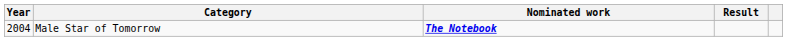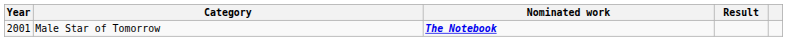(19, 29) 2004 -> (19, 29) 2001
